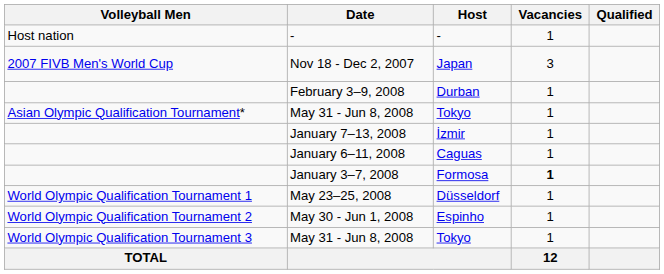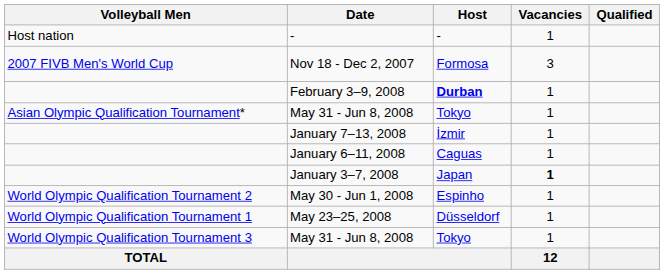(454, 63) Japan -> (462, 63) Formosa
(458, 92) normal -> (460, 92) bold
(462, 175) Formosa -> (454, 175) Japan
rows swapped: (130, 196) <-> (130, 216)
